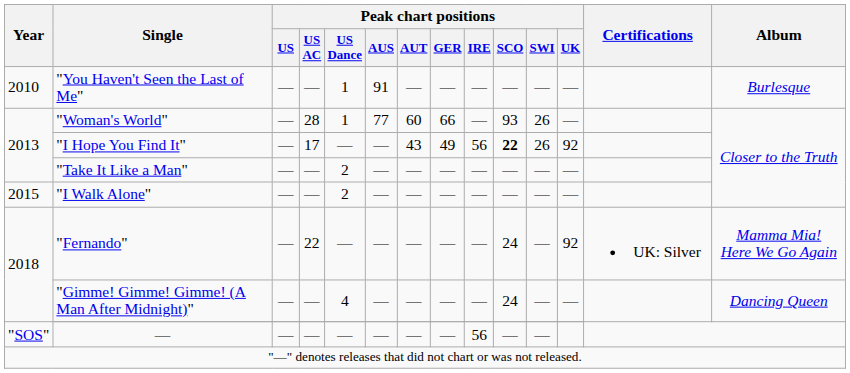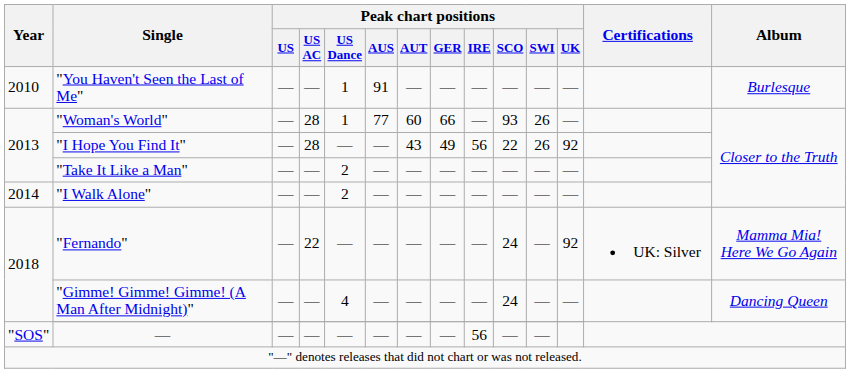(312, 145) 17 -> (312, 145) 28
(510, 145) bold -> (510, 145) normal
(24, 194) 2015 -> (24, 194) 2014
